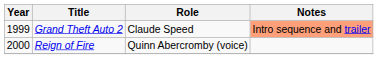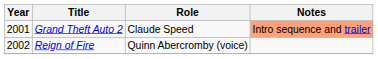(18, 29) 1999 -> (18, 29) 2001
(18, 45) 2000 -> (18, 45) 2002
